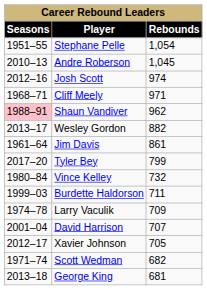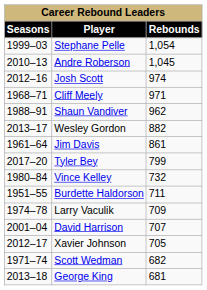(27, 46) 1951–55 -> (27, 46) 1999–03
(27, 112) pink background -> (27, 112) no background
(27, 194) 1999–03 -> (27, 194) 1951–55
